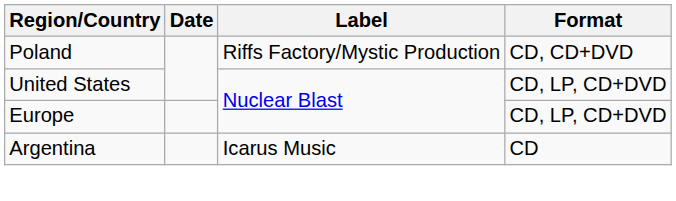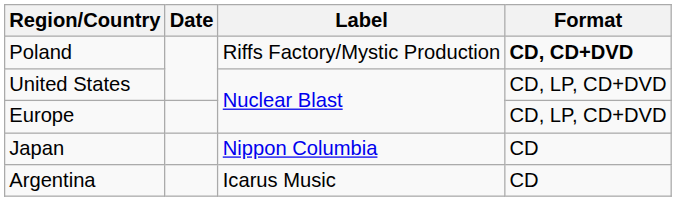(571, 52) normal -> (571, 52) bold
+ row: (37, 148)
